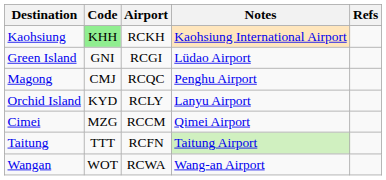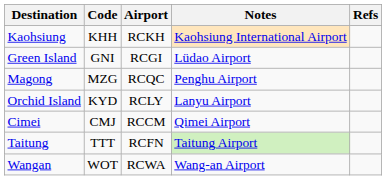(103, 36) lightgreen background -> (103, 36) no background
(103, 79) CMJ -> (103, 79) MZG
(103, 121) MZG -> (103, 121) CMJ
